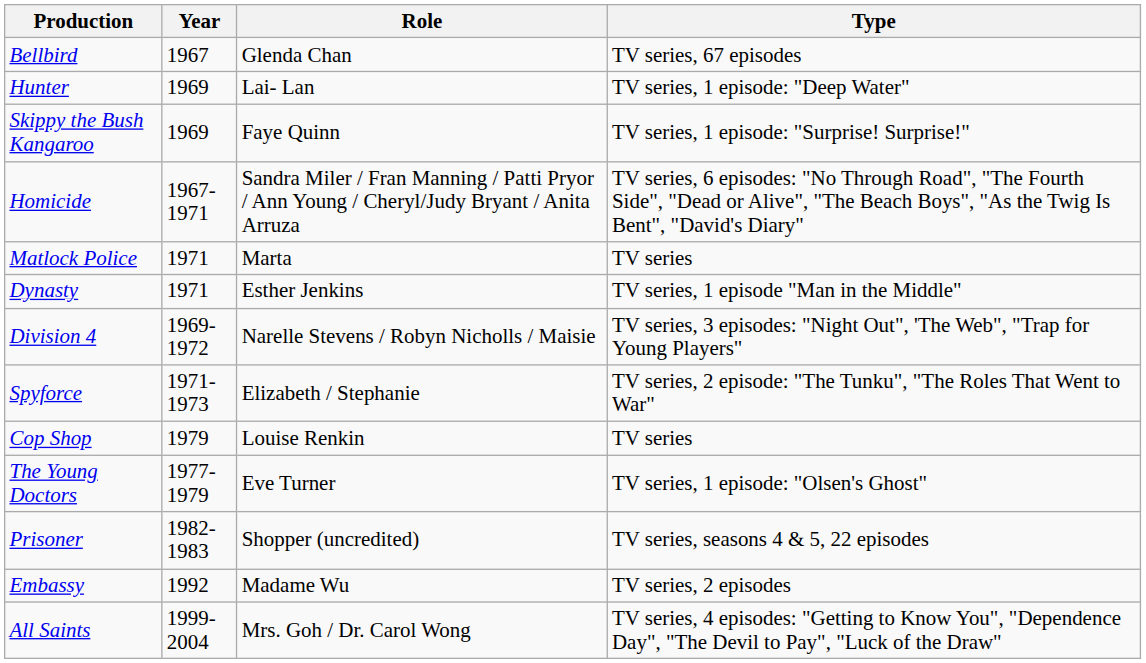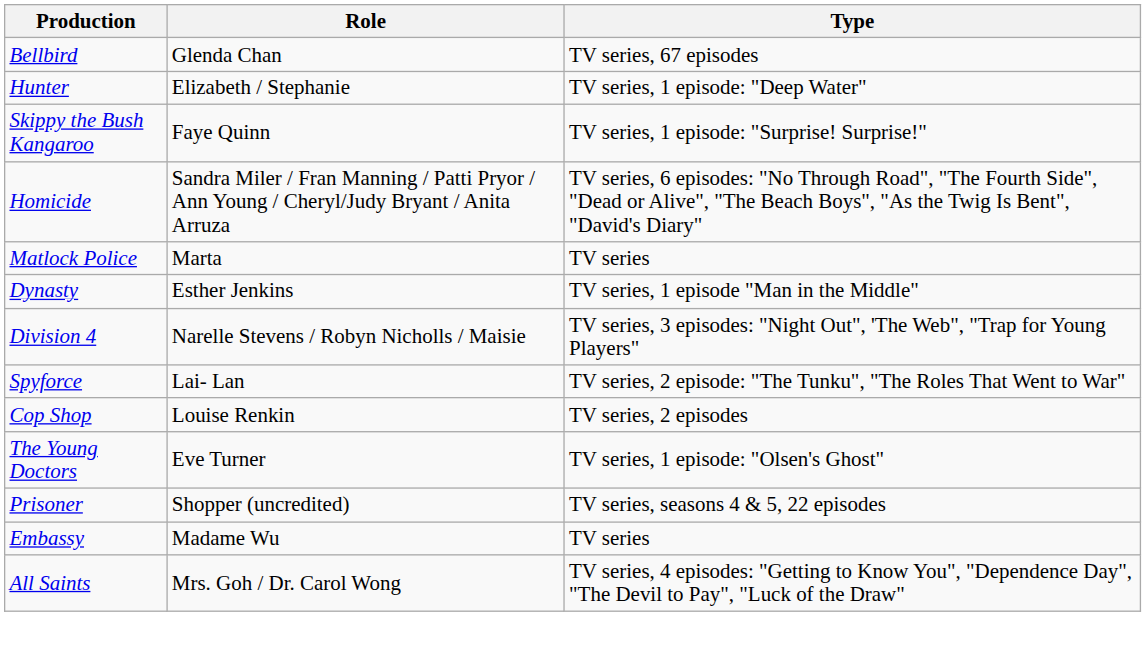- column: (199, 21)
(278, 87) Lai- Lan -> (261, 87) Elizabeth / Stephanie
(331, 393) Elizabeth / Stephanie -> (208, 381) Lai- Lan
(652, 438) TV series -> (659, 414) TV series, 2 episodes
(701, 585) TV series, 2 episodes -> (609, 537) TV series
